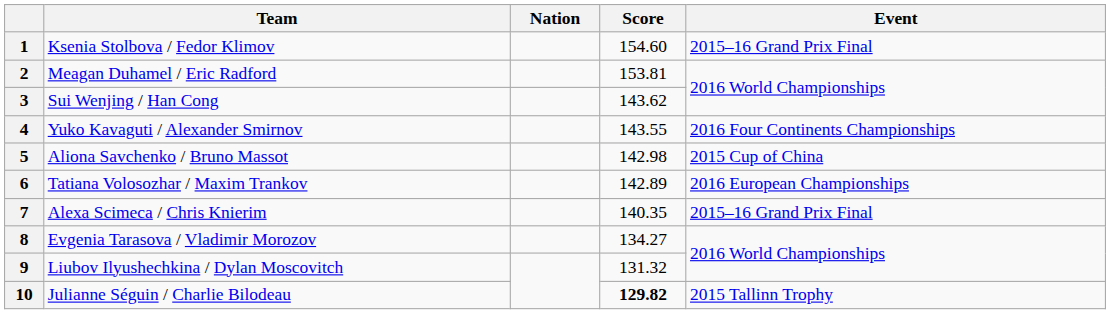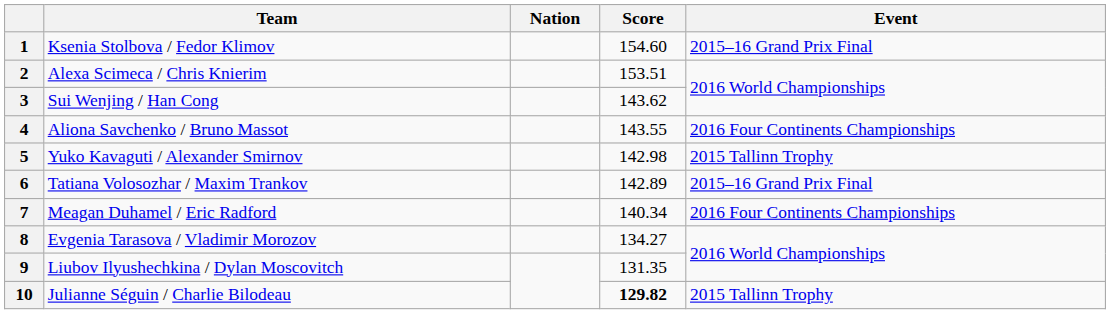(162, 73) Meagan Duhamel / Eric Radford -> (157, 73) Alexa Scimeca / Chris Knierim
(643, 73) 153.81 -> (643, 73) 153.51
(175, 128) Yuko Kavaguti / Alexander Smirnov -> (168, 128) Aliona Savchenko / Bruno Massot
(168, 156) Aliona Savchenko / Bruno Massot -> (175, 156) Yuko Kavaguti / Alexander Smirnov
(757, 156) 2015 Cup of China -> (761, 156) 2015 Tallinn Trophy
(799, 184) 2016 European Championships -> (781, 184) 2015–16 Grand Prix Final
(157, 211) Alexa Scimeca / Chris Knierim -> (162, 211) Meagan Duhamel / Eric Radford
(643, 211) 140.35 -> (643, 211) 140.34
(781, 211) 2015–16 Grand Prix Final -> (823, 211) 2016 Four Continents Championships
(643, 267) 131.32 -> (643, 267) 131.35
